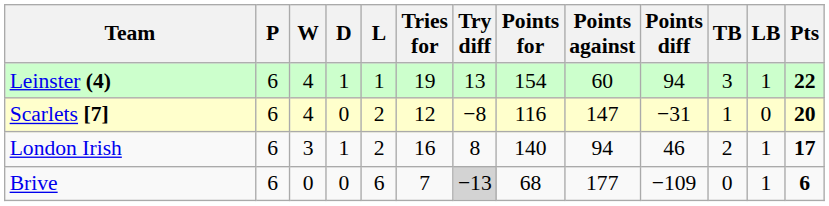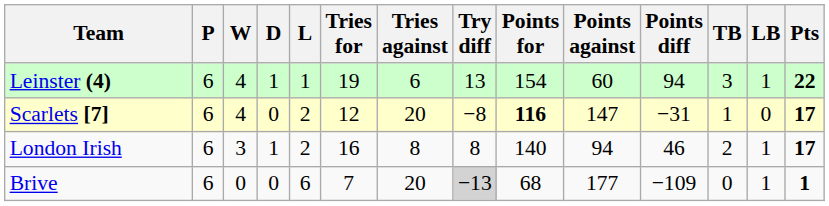+ column: (415, 33)
(530, 114) normal -> (530, 114) bold
(805, 114) 20 -> (805, 114) 17
(805, 182) 6 -> (805, 182) 1
